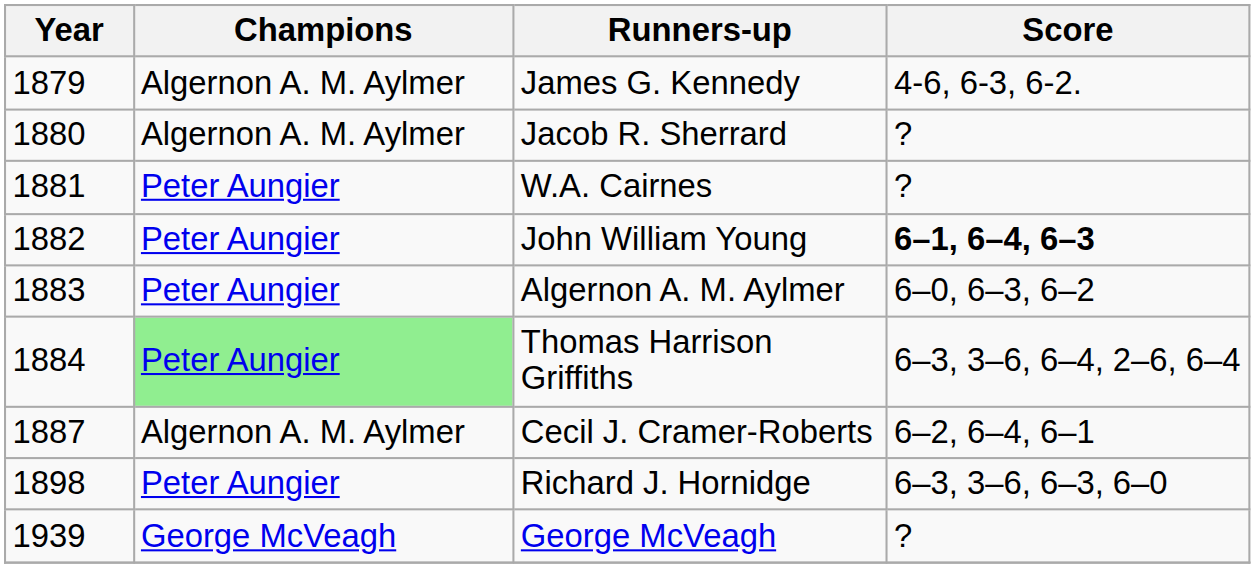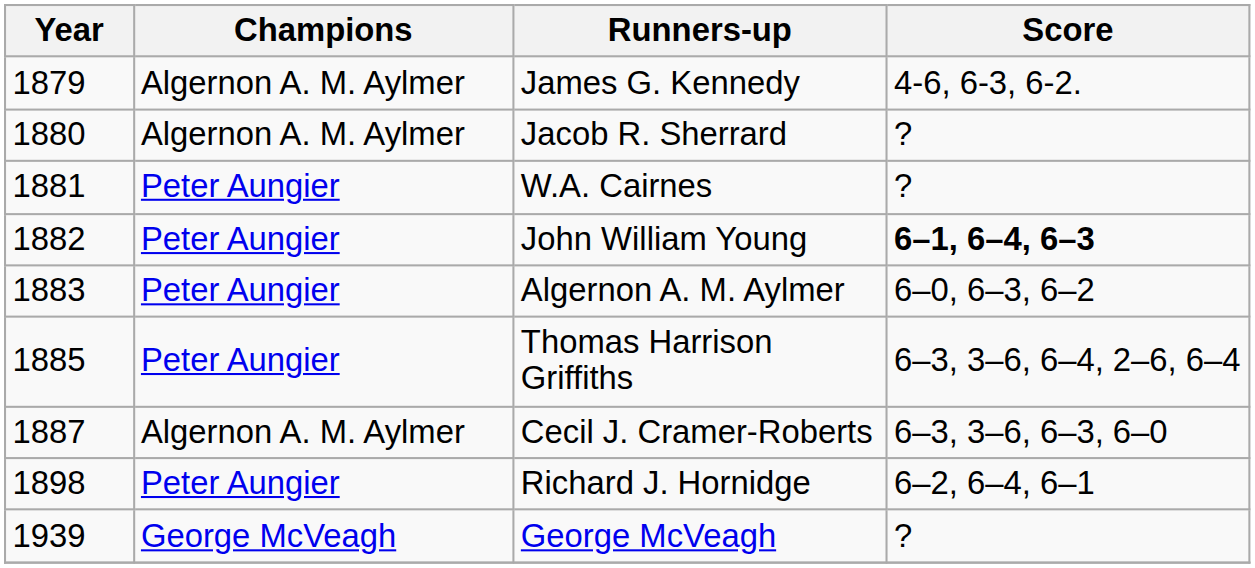(49, 361) 1884 -> (49, 361) 1885
(240, 361) lightgreen background -> (240, 361) no background
(994, 431) 6–2, 6–4, 6–1 -> (1031, 431) 6–3, 3–6, 6–3, 6–0
(1031, 483) 6–3, 3–6, 6–3, 6–0 -> (994, 483) 6–2, 6–4, 6–1
